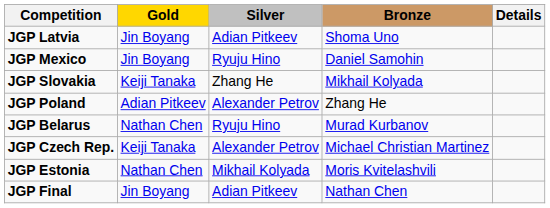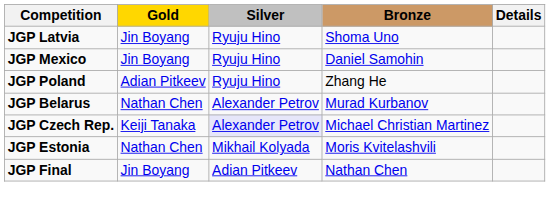(255, 37) Adian Pitkeev -> (246, 37) Ryuju Hino
- row: (52, 81)
(265, 103) Alexander Petrov -> (246, 81) Ryuju Hino
(246, 125) Ryuju Hino -> (265, 103) Alexander Petrov
(265, 147) no background -> (265, 125) lavender background
